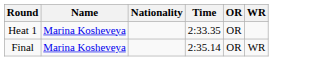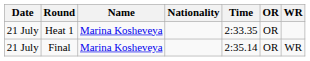+ column: (23, 13)
